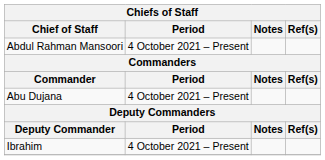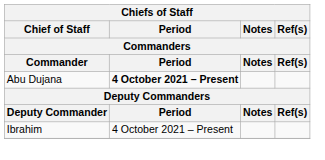- row: (65, 46)
(188, 96) normal -> (175, 79) bold
